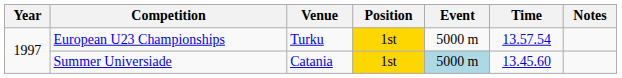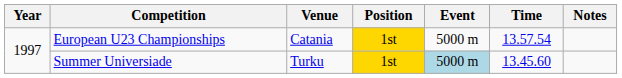(307, 39) Turku -> (311, 39) Catania
(311, 62) Catania -> (307, 62) Turku
